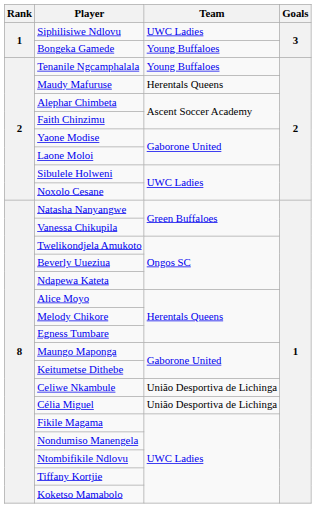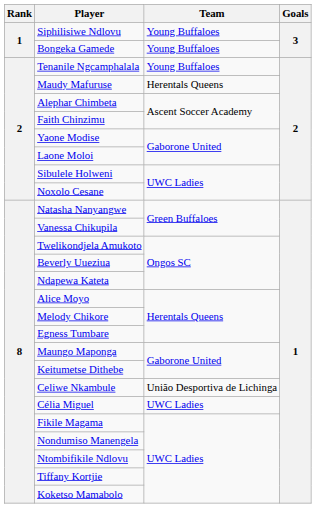(175, 31) UWC Ladies -> (183, 31) Young Buffaloes
(212, 405) União Desportiva de Lichinga -> (175, 405) UWC Ladies
